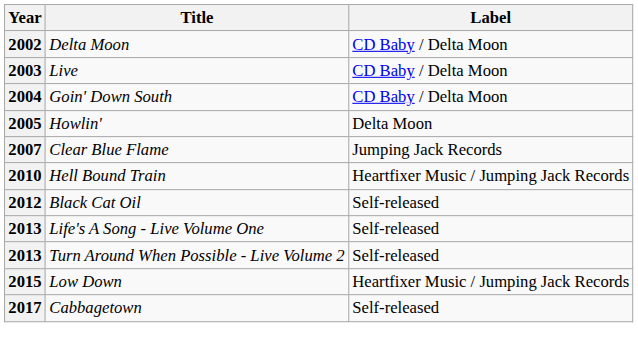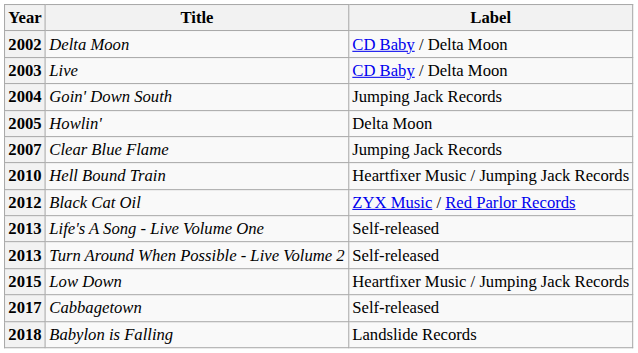(430, 96) CD Baby / Delta Moon -> (427, 96) Jumping Jack Records
(396, 202) Self-released -> (464, 202) ZYX Music / Red Parlor Records
+ row: (25, 334)
